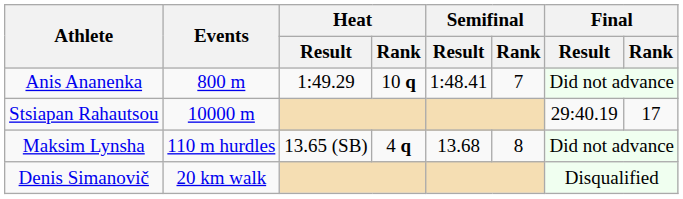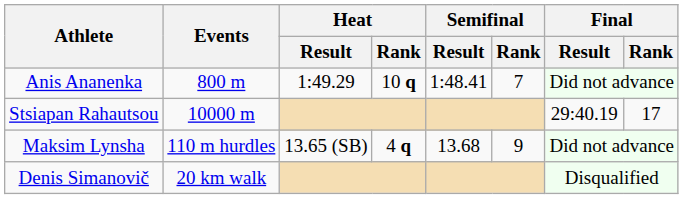(518, 145) 8 -> (518, 145) 9
